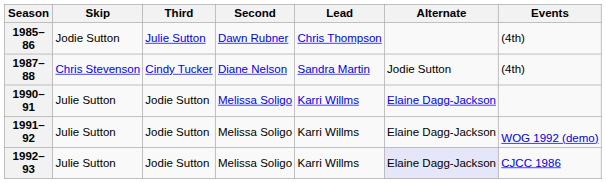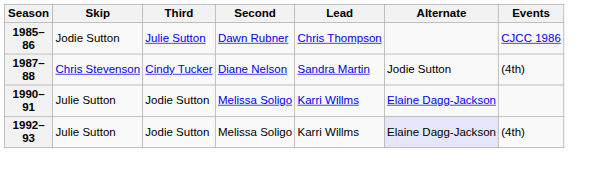(513, 38) (4th) -> (531, 38) CJCC 1986
- row: (29, 132)
(531, 163) CJCC 1986 -> (513, 132) (4th)
